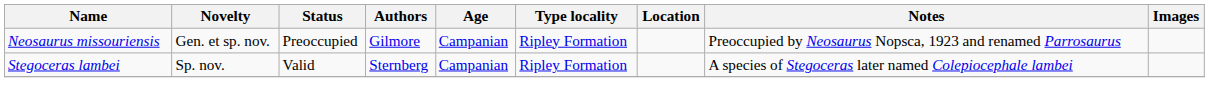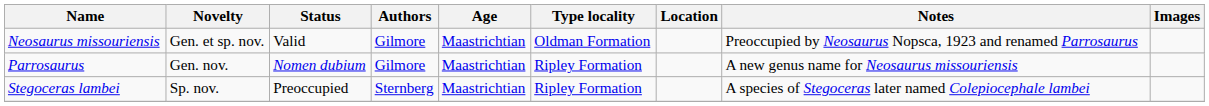(320, 40) Preoccupied -> (289, 40) Valid
(473, 40) Campanian -> (484, 40) Maastrichtian
(573, 40) Ripley Formation -> (592, 40) Oldman Formation
+ row: (46, 64)
(299, 64) Valid -> (311, 88) Preoccupied
(473, 64) Campanian -> (484, 88) Maastrichtian
